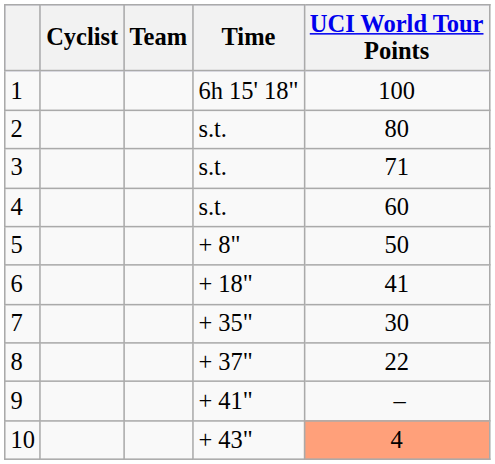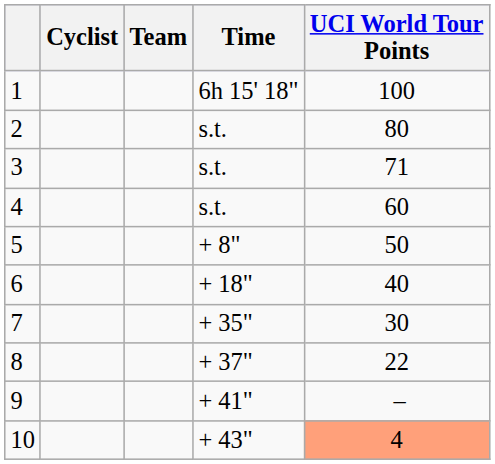(397, 284) 41 -> (397, 284) 40
